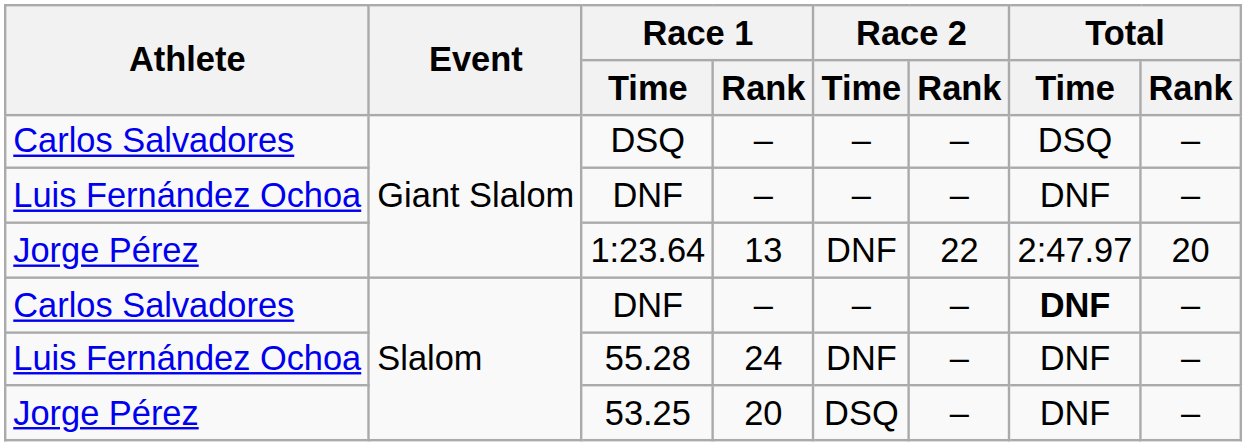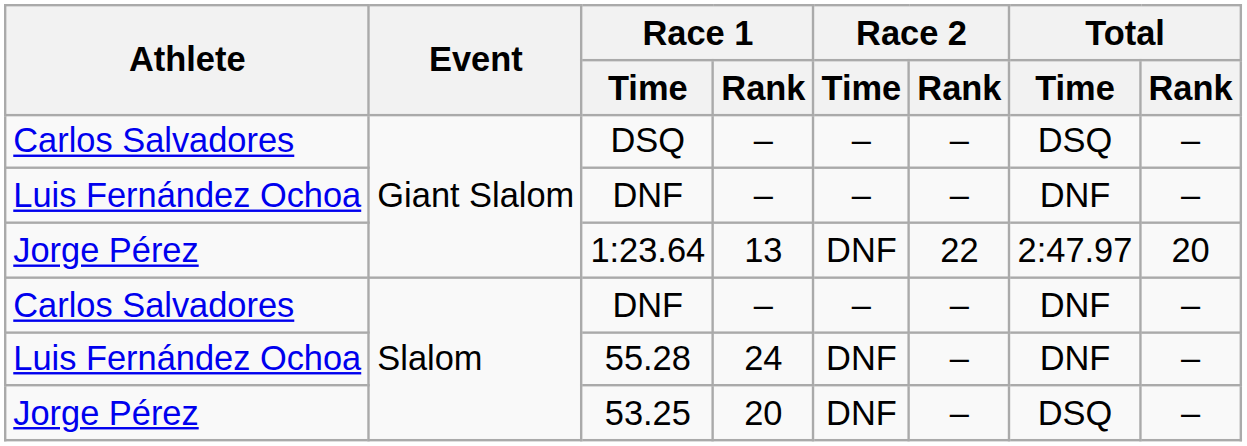(1075, 305) bold -> (1075, 305) normal
(861, 413) DSQ -> (861, 413) DNF
(1075, 413) DNF -> (1075, 413) DSQ
